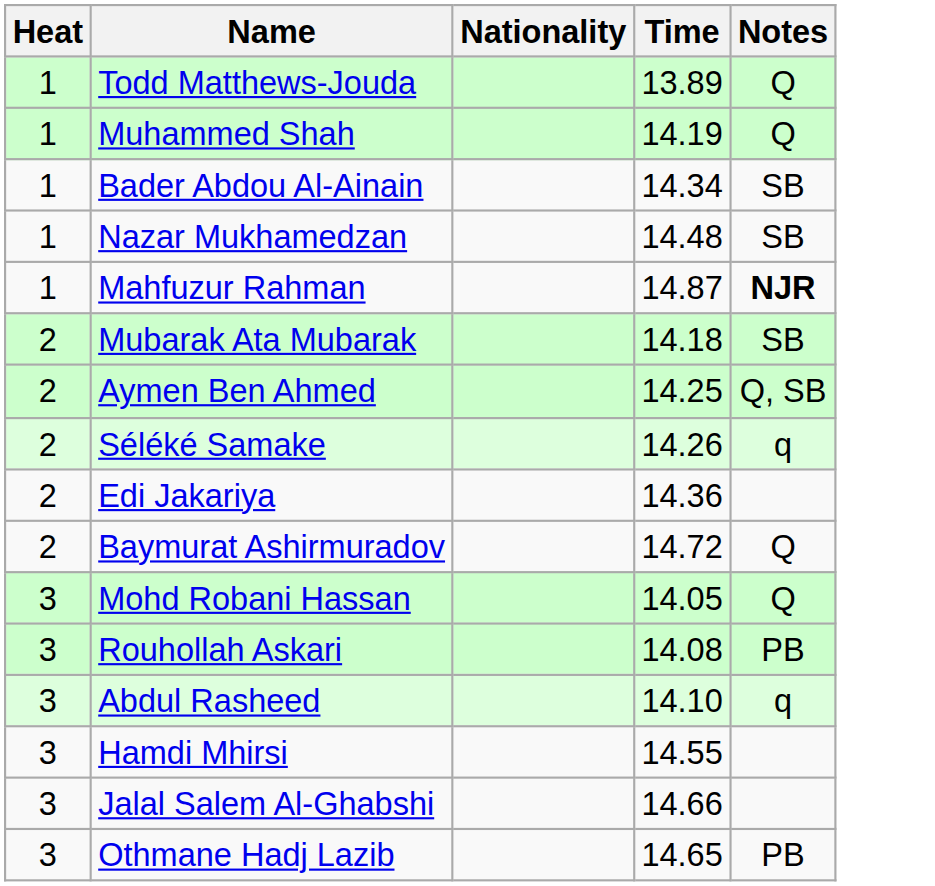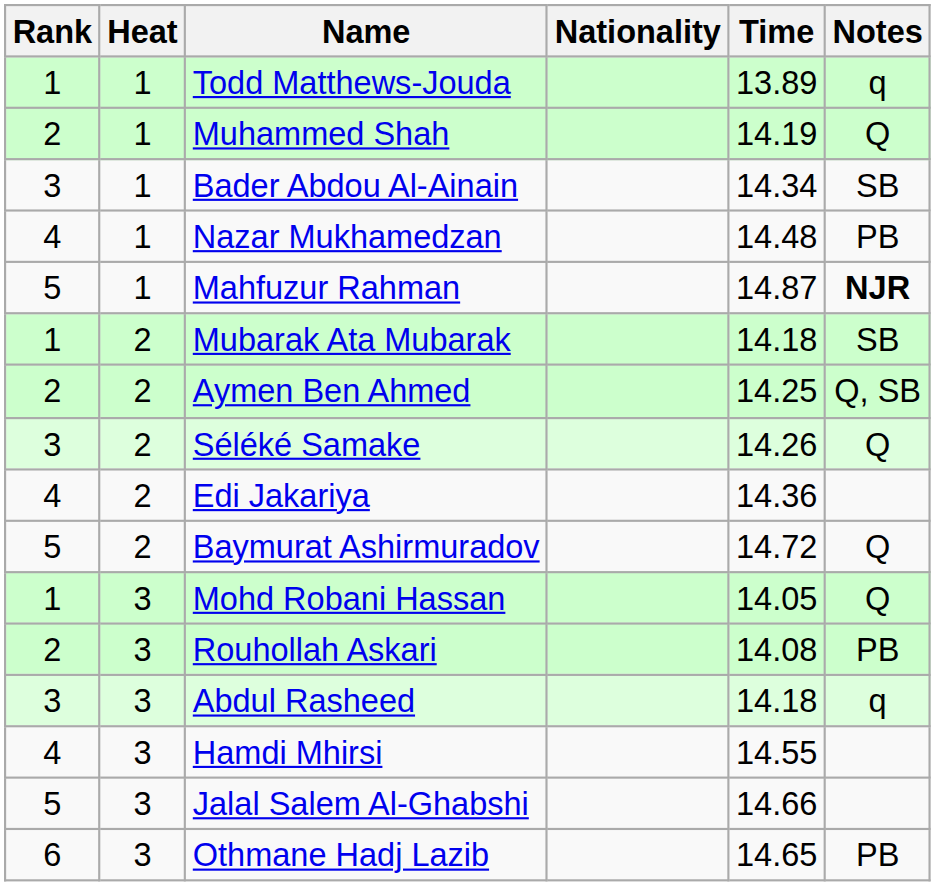+ column: (52, 31)
(783, 82) Q -> (878, 82) q
(783, 237) SB -> (878, 237) PB
(783, 443) q -> (878, 443) Q
(682, 700) 14.10 -> (777, 700) 14.18
